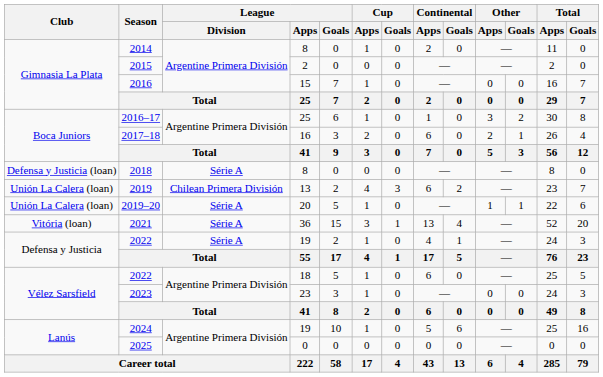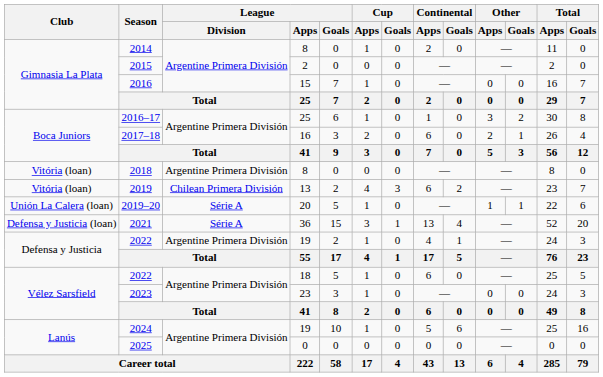(62, 170) Defensa y Justicia (loan) -> (62, 170) Vitória (loan)
(226, 170) Série A -> (226, 170) Argentine Primera División
(62, 188) Unión La Calera (loan) -> (62, 188) Vitória (loan)
(62, 223) Vitória (loan) -> (62, 223) Defensa y Justicia (loan)
(226, 240) Série A -> (226, 240) Argentine Primera División
